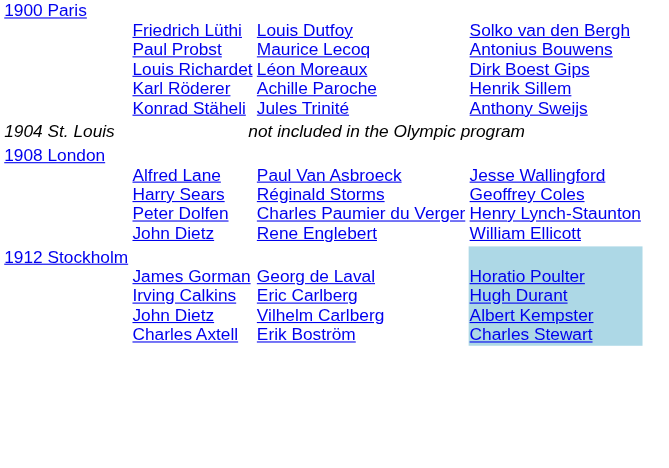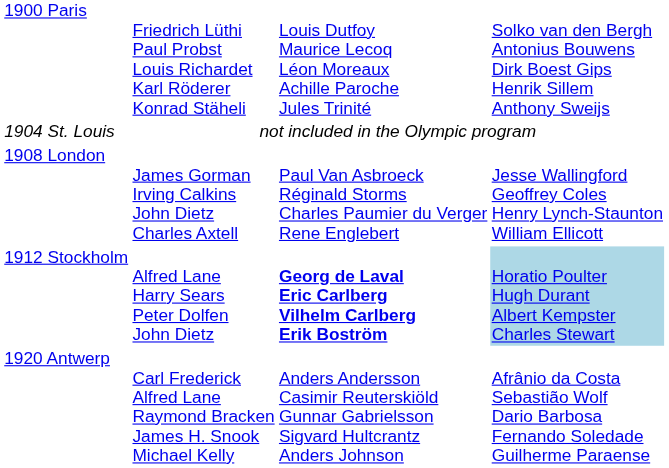(180, 204) Alfred Lane Harry Sears Peter Dolfen John Dietz -> (192, 204) James Gorman Irving Calkins John Dietz Charles Axtell
(192, 305) James Gorman Irving Calkins John Dietz Charles Axtell -> (180, 305) Alfred Lane Harry Sears Peter Dolfen John Dietz
(321, 305) normal -> (347, 305) bold
+ row: (57, 358)
